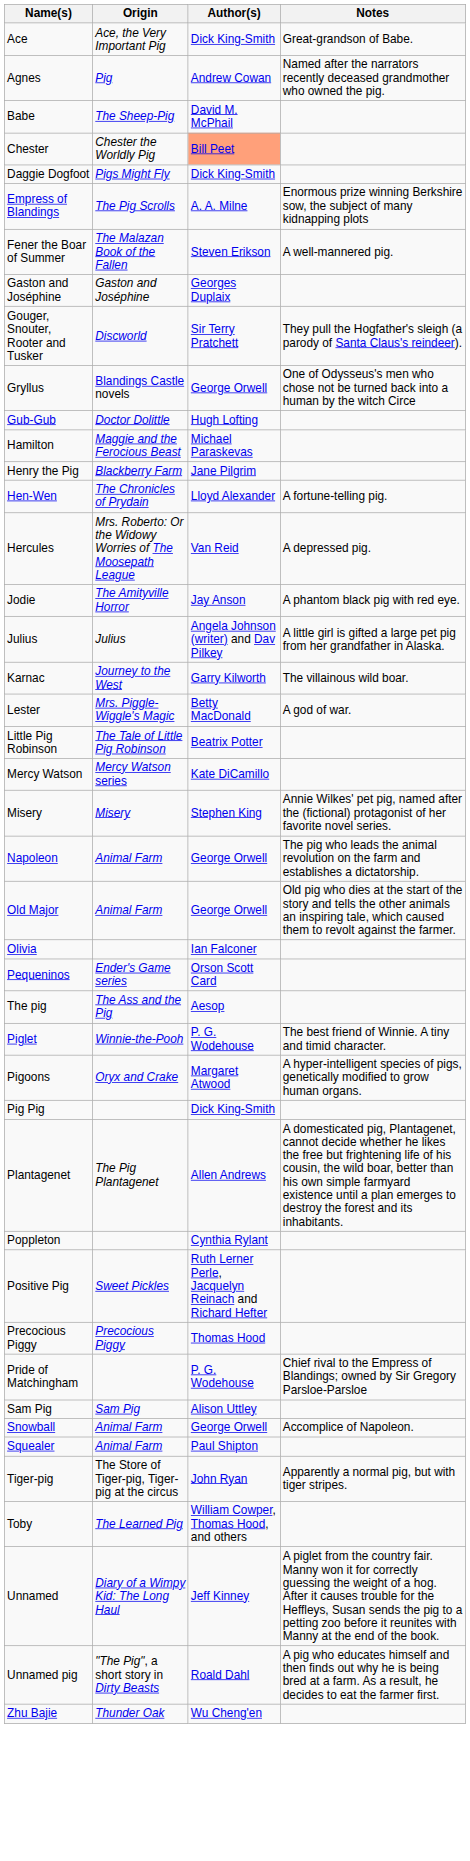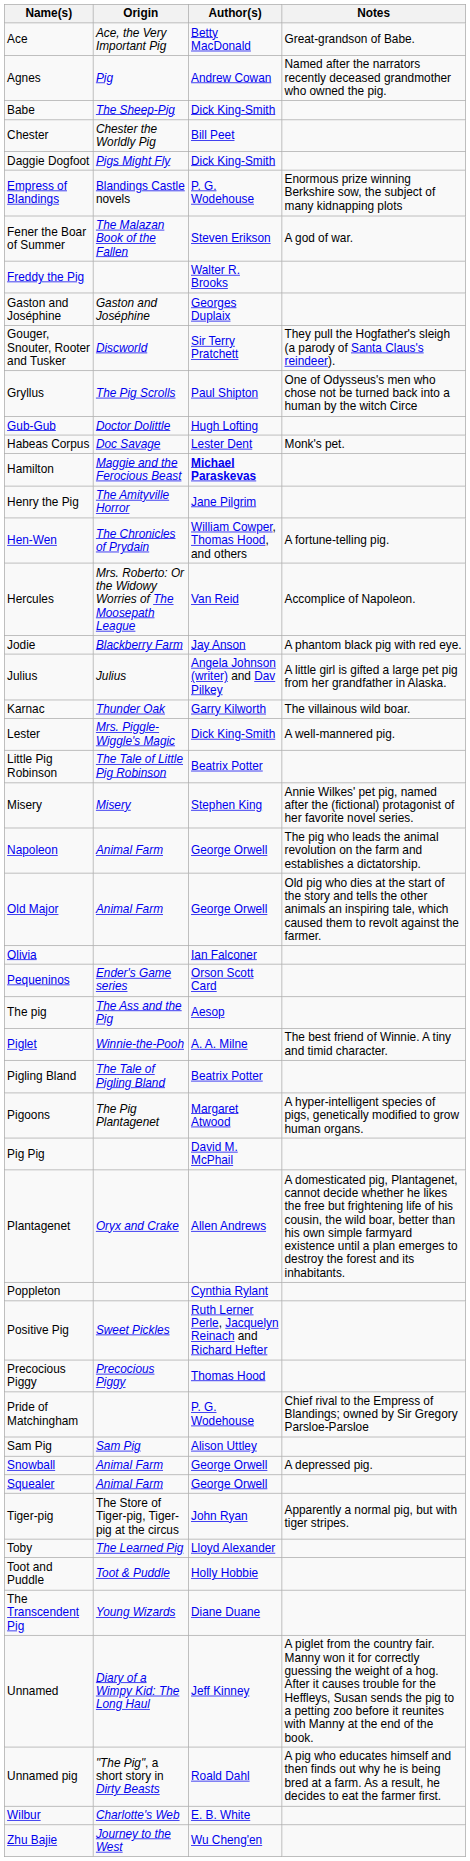(233, 39) Dick King-Smith -> (221, 39) Betty MacDonald
(214, 116) David M. McPhail -> (233, 110) Dick King-Smith
(213, 148) lightsalmon background -> (213, 135) no background
(135, 206) The Pig Scrolls -> (140, 193) Blandings Castle novels
(219, 206) A. A. Milne -> (223, 193) P. G. Wodehouse
(338, 251) A well-mannered pig. -> (319, 238) A god of war.
+ row: (46, 277)
(140, 388) Blandings Castle novels -> (136, 393) The Pig Scrolls
(229, 388) George Orwell -> (225, 393) Paul Shipton
+ row: (48, 444)
(222, 445) normal -> (224, 469) bold
(139, 471) Blackberry Farm -> (133, 502) The Amityville Horror
(233, 496) Lloyd Alexander -> (233, 540) William Cowper, Thomas Hood, and others
(327, 548) A depressed pig. -> (350, 599) Accomplice of Napoleon.
(132, 600) The Amityville Horror -> (139, 644) Blackberry Farm
(133, 678) Journey to the West -> (130, 709) Thunder Oak
(221, 710) Betty MacDonald -> (233, 734) Dick King-Smith
(317, 710) A god of war. -> (340, 734) A well-mannered pig.
- row: (45, 774)
(222, 1039) P. G. Wodehouse -> (219, 1044) A. A. Milne
+ row: (42, 1076)
(137, 1077) Oryx and Crake -> (127, 1115) The Pig Plantagenet
(233, 1110) Dick King-Smith -> (214, 1154) David M. McPhail
(127, 1175) The Pig Plantagenet -> (137, 1226) Oryx and Crake
(348, 1427) Accomplice of Napoleon. -> (329, 1465) A depressed pig.
(224, 1446) Paul Shipton -> (229, 1484) George Orwell
(233, 1524) William Cowper, Thomas Hood, and others -> (233, 1548) Lloyd Alexander
+ row: (30, 1573)
+ row: (43, 1612)
+ row: (24, 1815)
(130, 1713) Thunder Oak -> (133, 1840) Journey to the West
